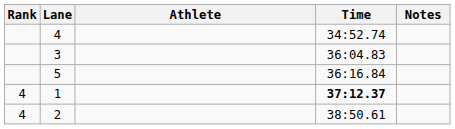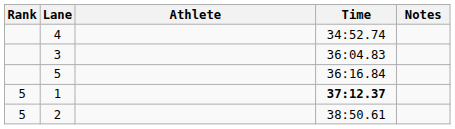(22, 94) 4 -> (22, 94) 5
(22, 114) 4 -> (22, 114) 5
